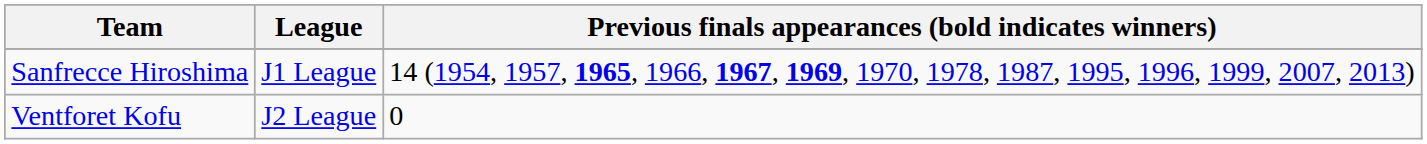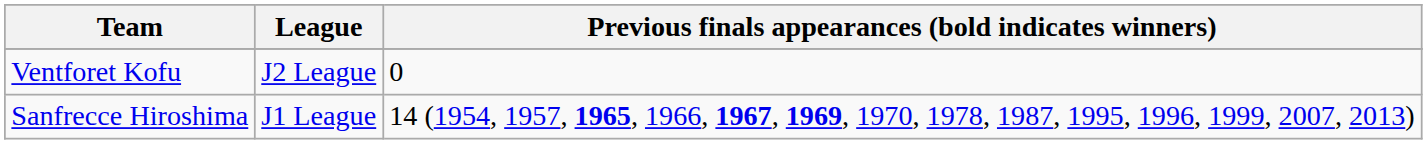rows swapped: (96, 116) <-> (130, 71)
